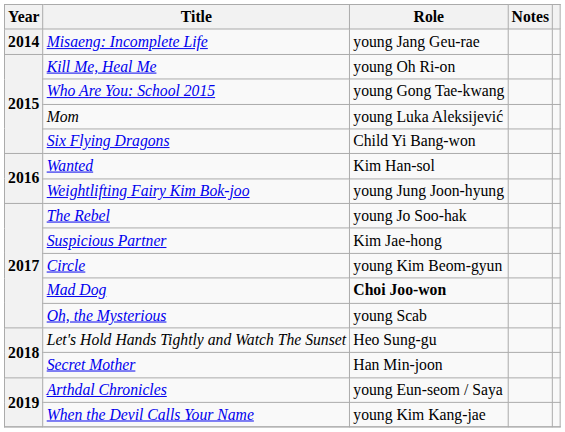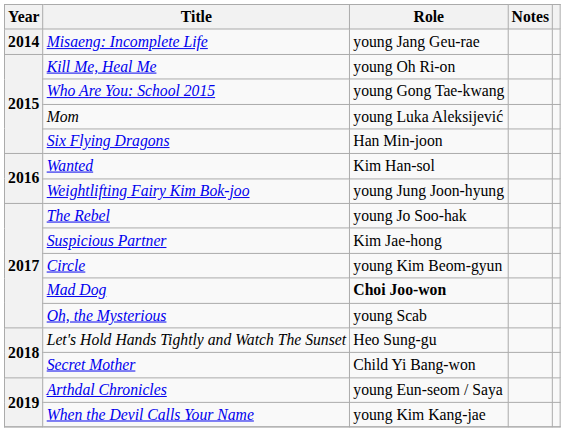(414, 141) Child Yi Bang-won -> (398, 141) Han Min-joon
(398, 365) Han Min-joon -> (414, 365) Child Yi Bang-won
